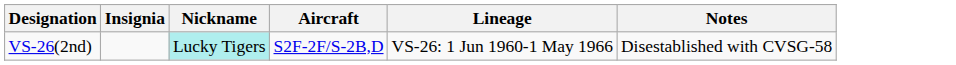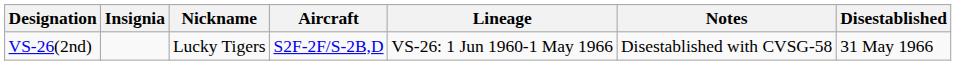+ column: (894, 18)
(219, 45) paleturquoise background -> (219, 45) no background
